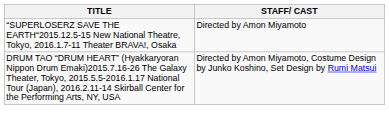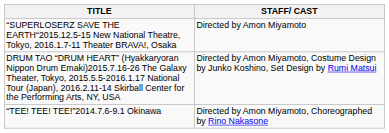+ row: (84, 112)
